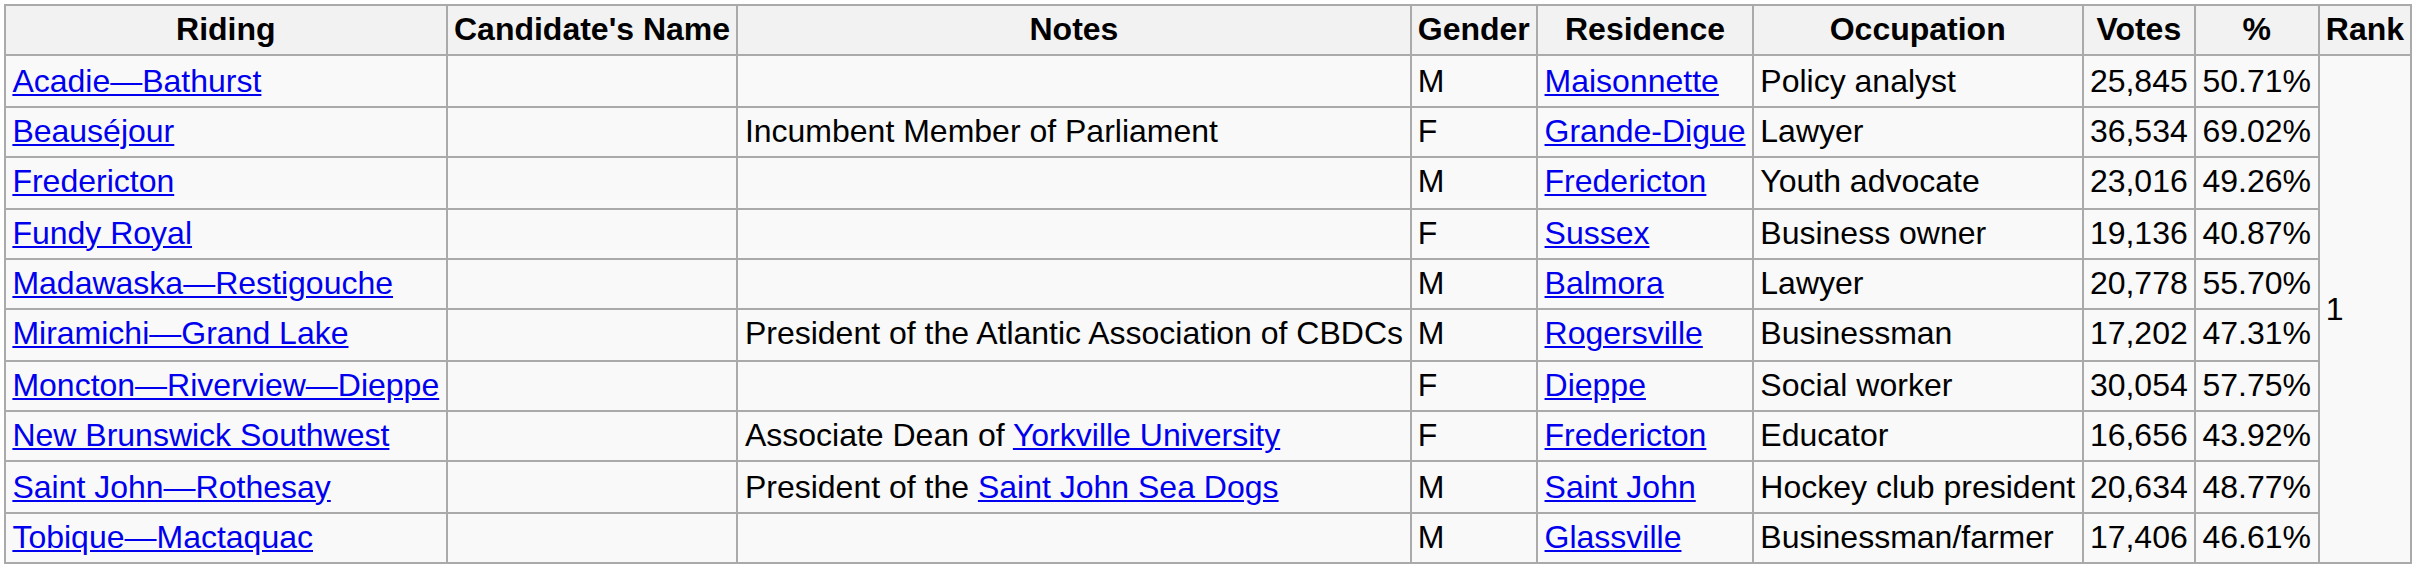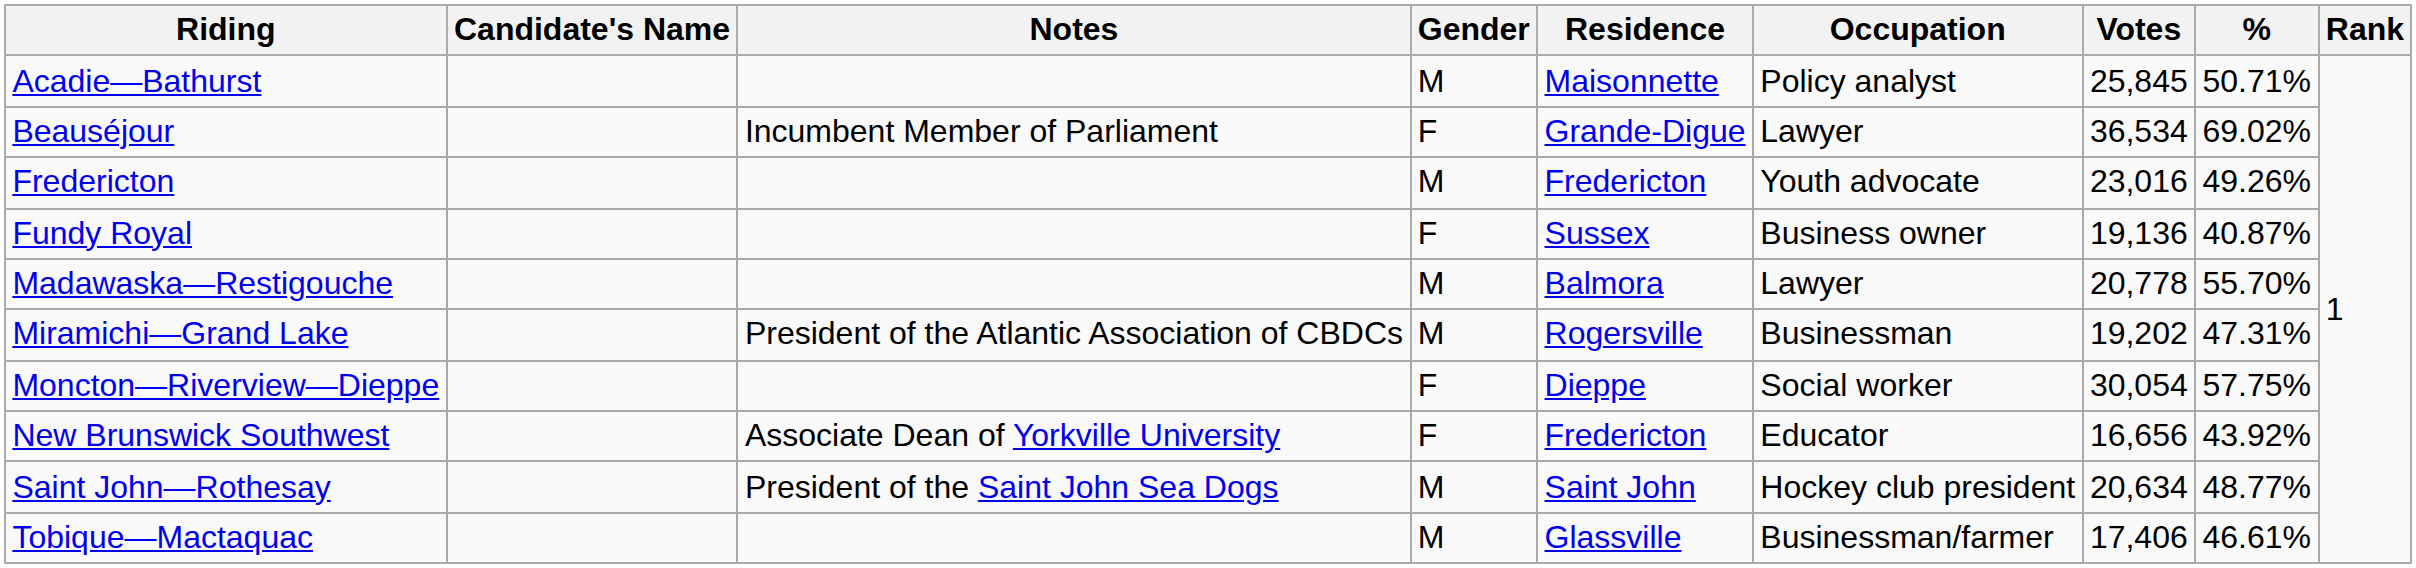(2139, 334) 17,202 -> (2139, 334) 19,202
